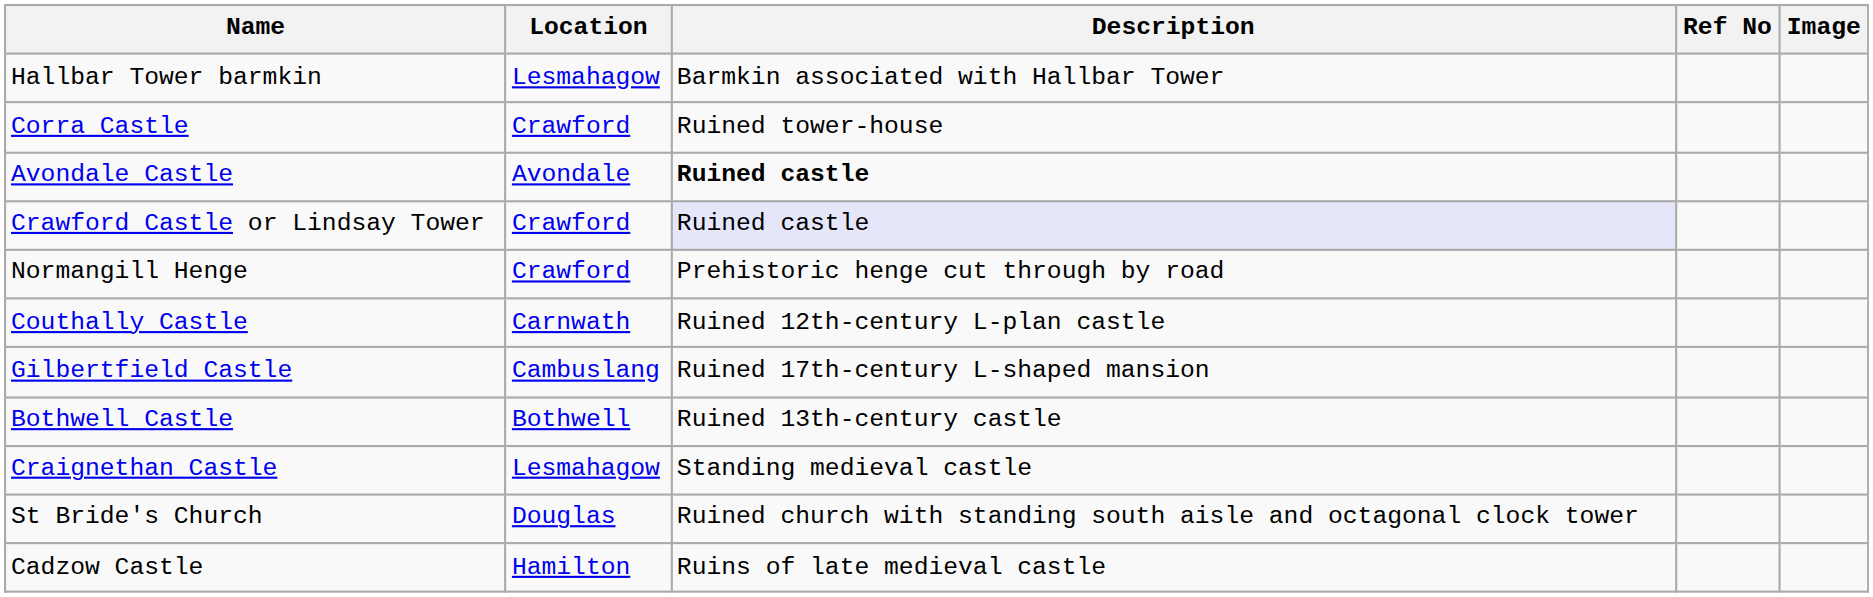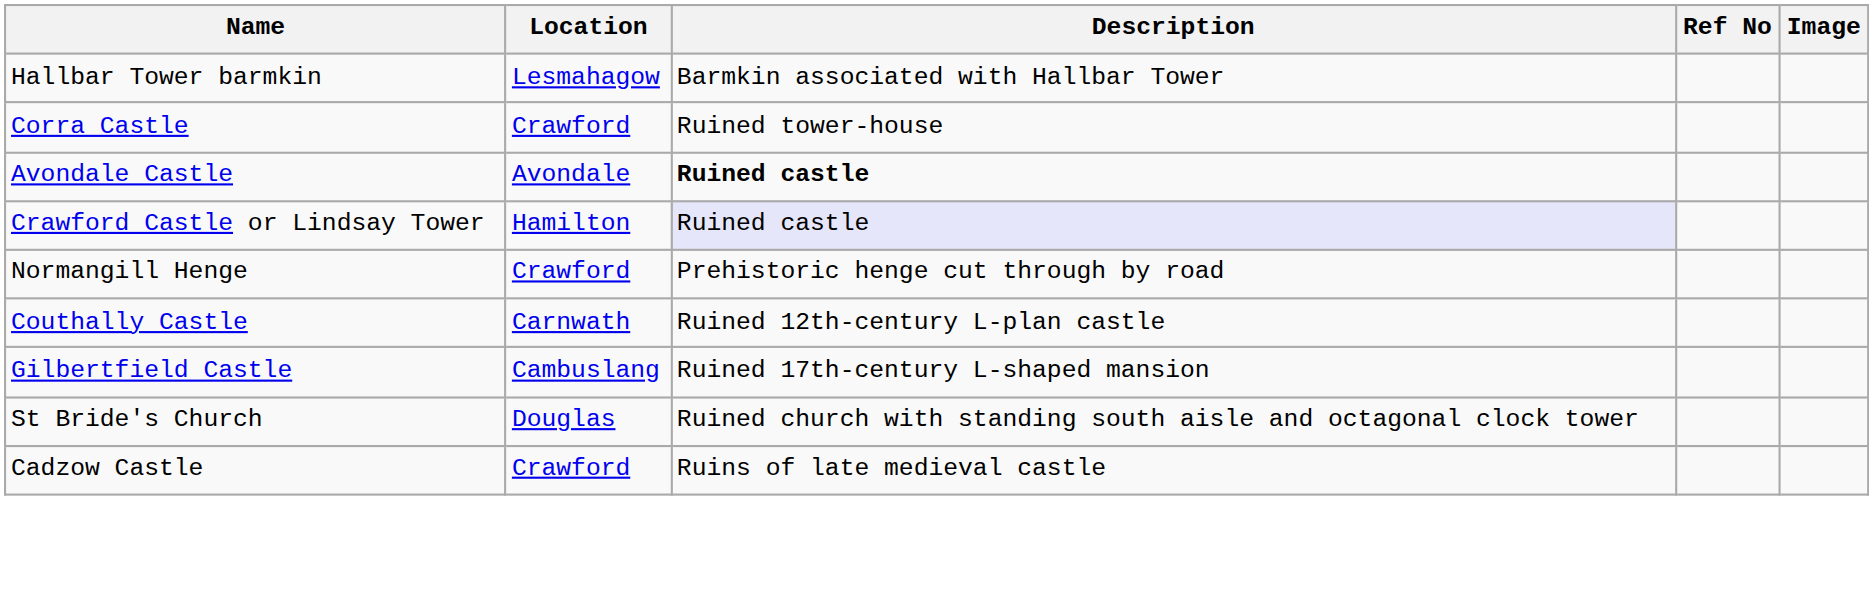(571, 223) Crawford -> (571, 223) Hamilton
- row: (122, 419)
- row: (144, 468)
(571, 566) Hamilton -> (571, 468) Crawford
